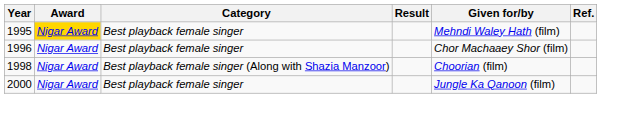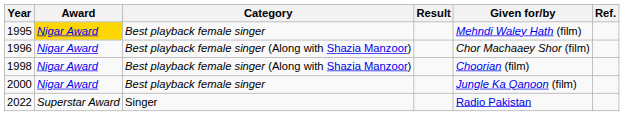(173, 48) Best playback female singer -> (268, 48) Best playback female singer (Along with Shazia Manzoor)
+ row: (19, 102)
